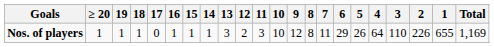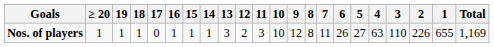(342, 33) 29 -> (342, 33) 26
(360, 33) 26 -> (360, 33) 27
(377, 33) 64 -> (377, 33) 63
